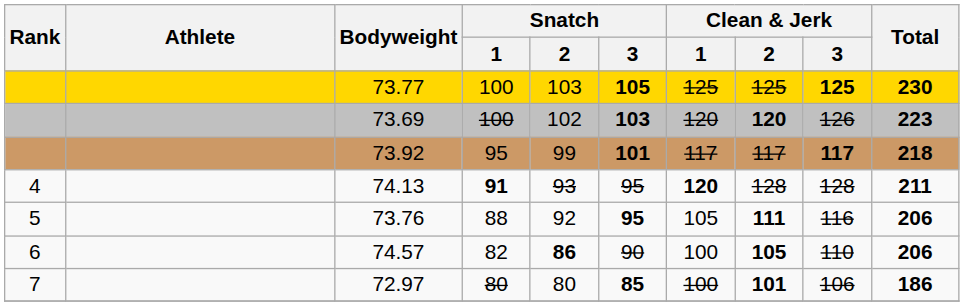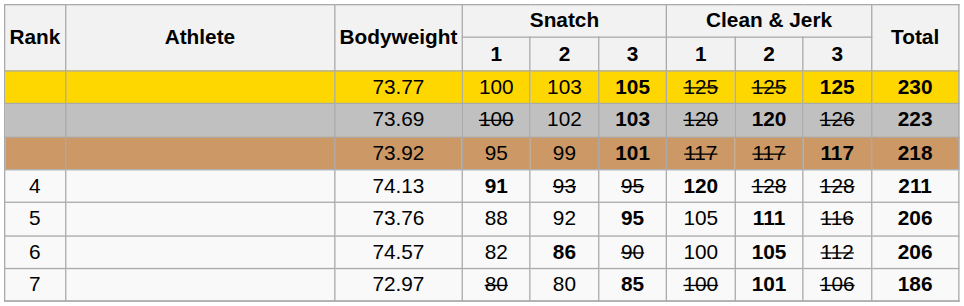(837, 251) 110 -> (837, 251) 112
